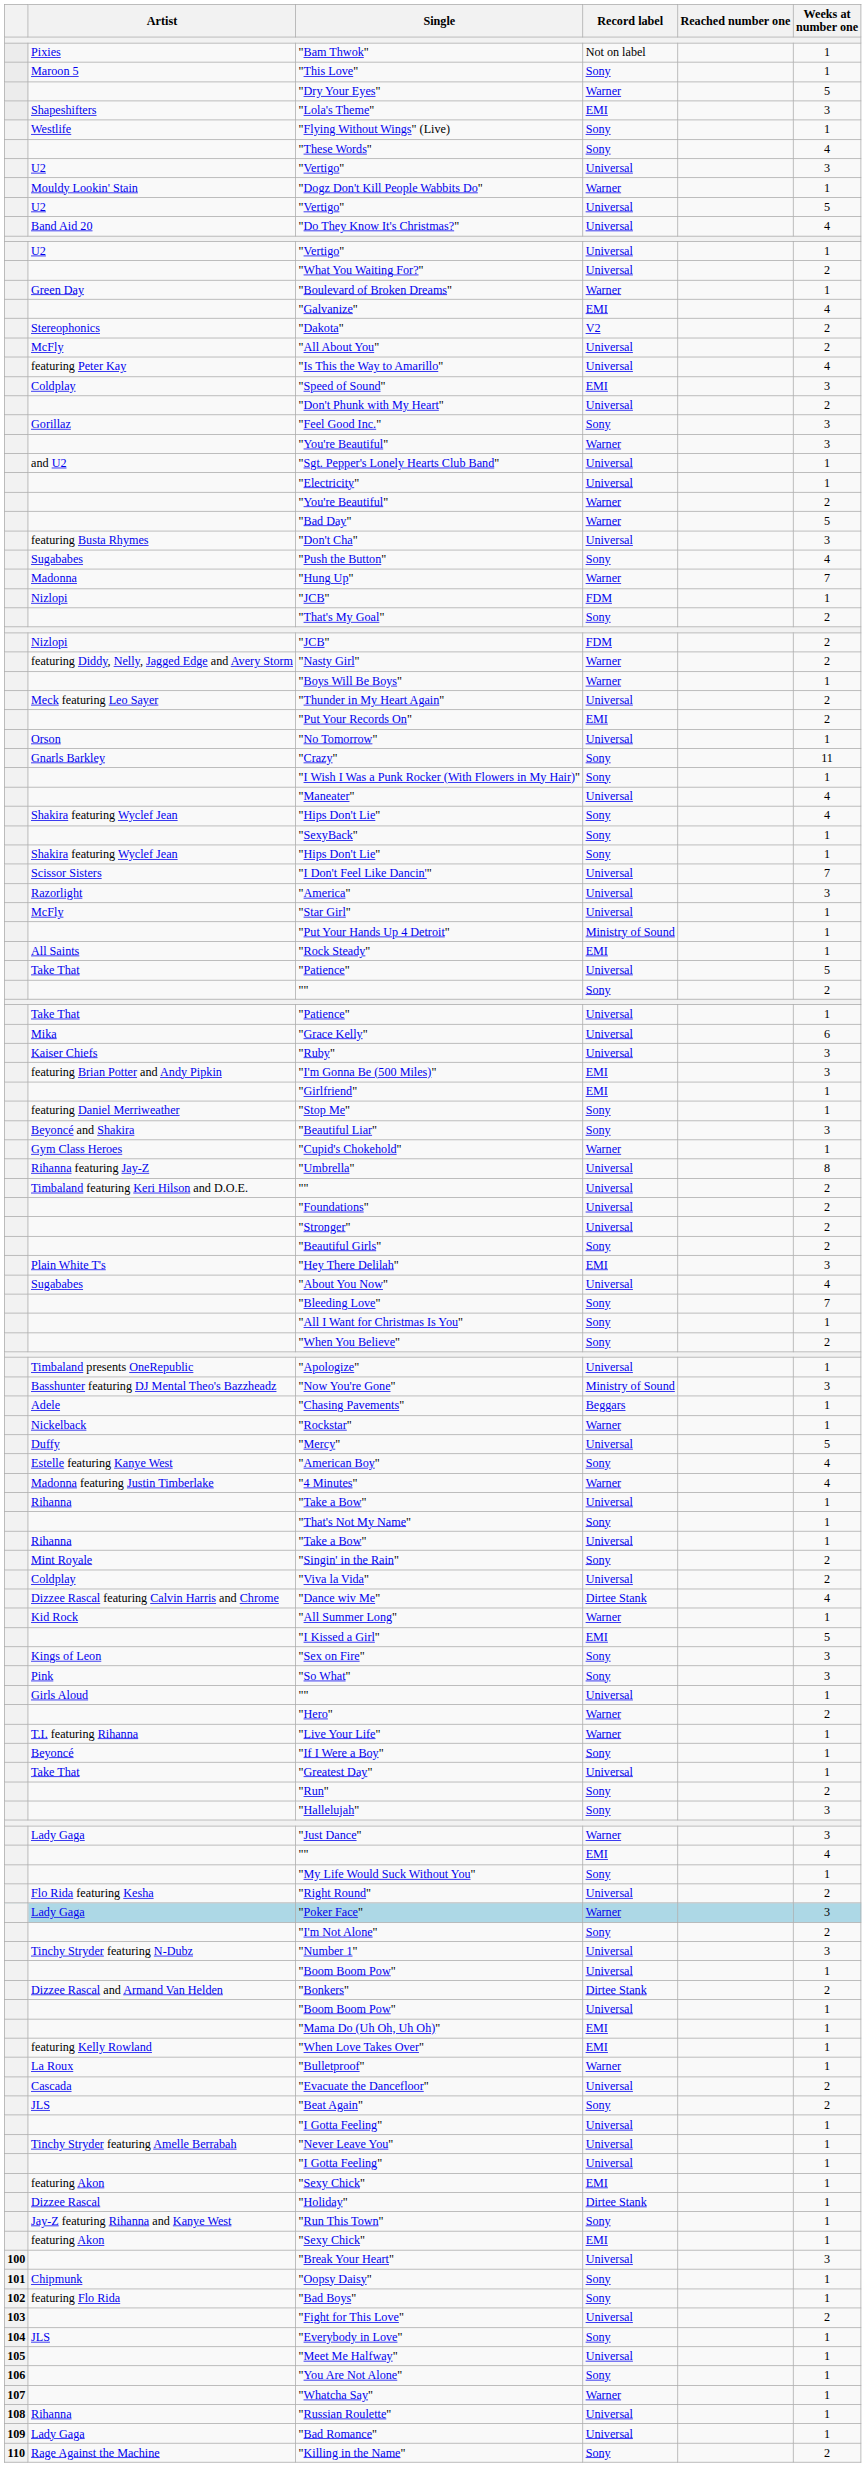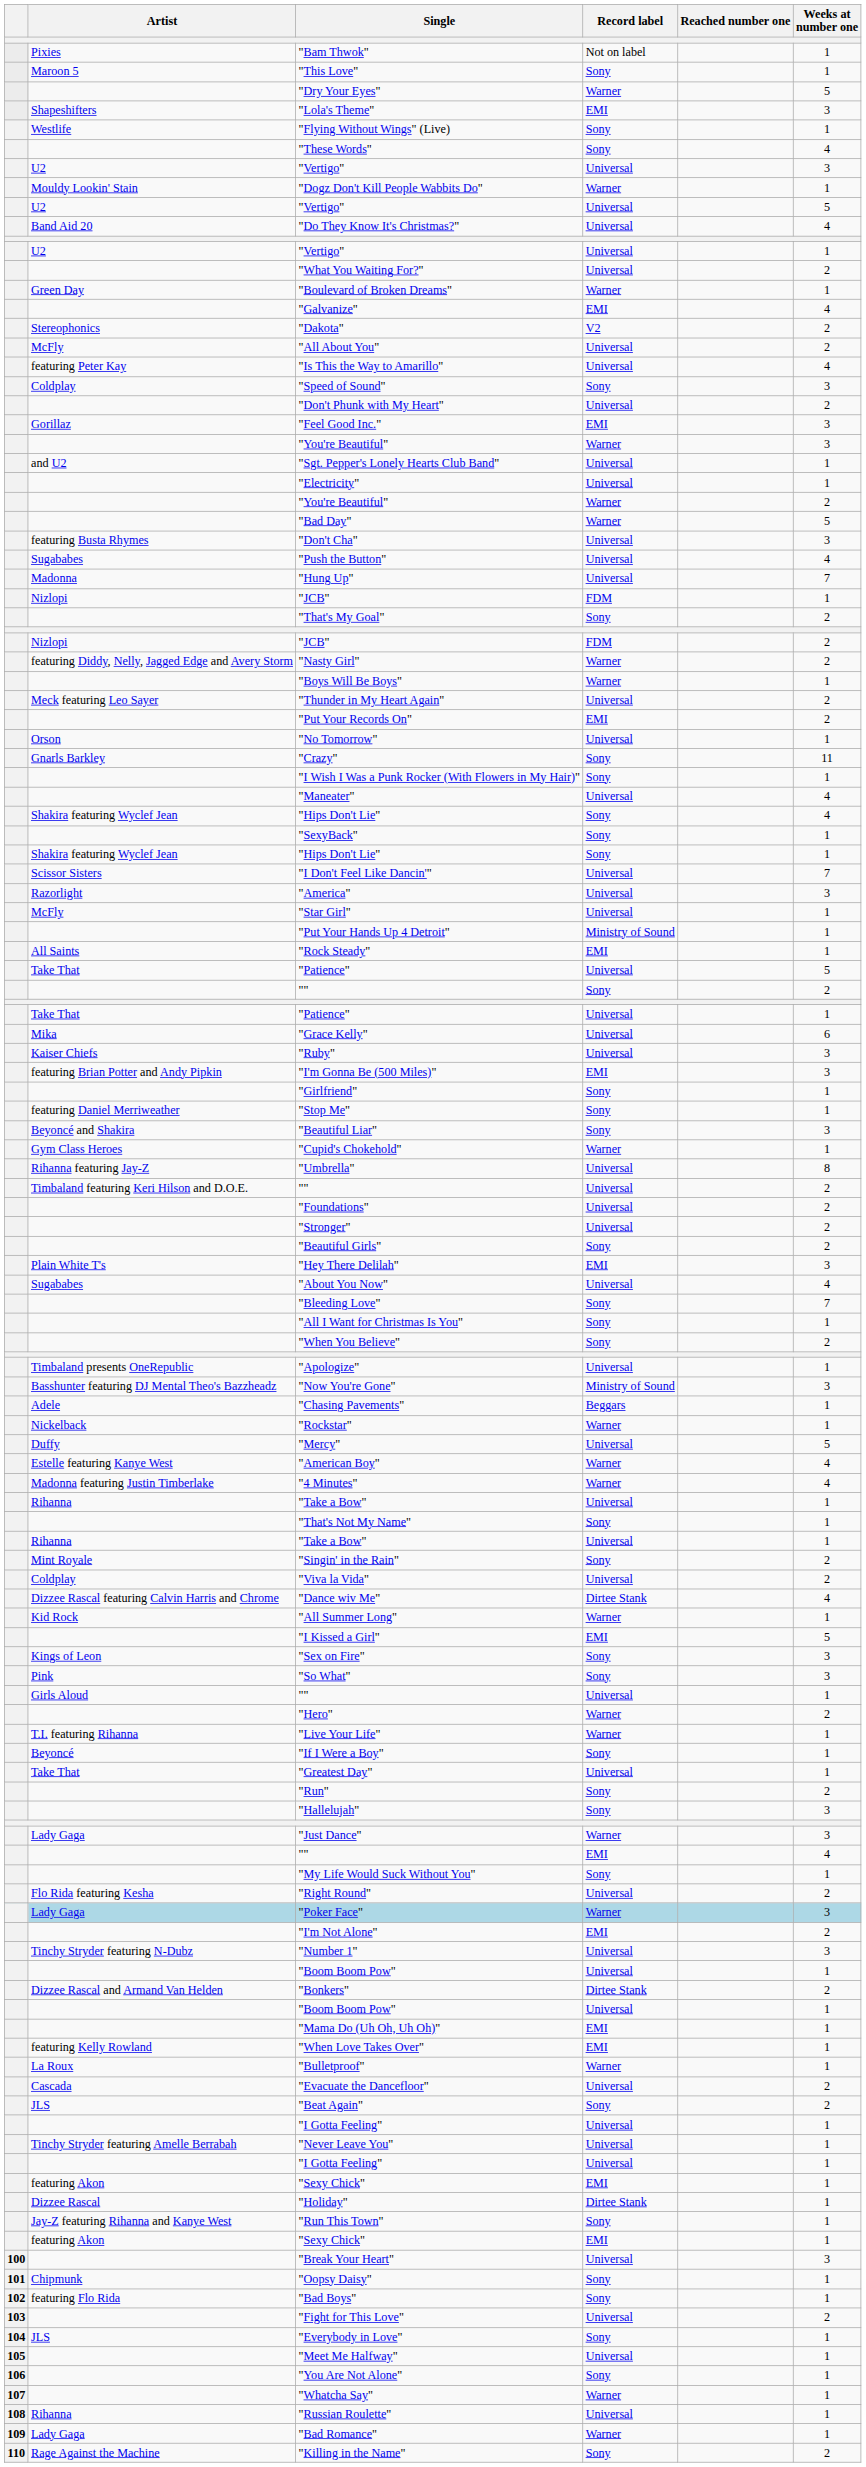(597, 386) EMI -> (598, 386) Sony
(598, 424) Sony -> (597, 424) EMI
(598, 559) Sony -> (609, 559) Universal
(603, 579) Warner -> (609, 579) Universal
(597, 1091) EMI -> (598, 1091) Sony
(598, 1463) Sony -> (603, 1463) Warner
(598, 1932) Sony -> (597, 1932) EMI
(609, 2433) Universal -> (603, 2433) Warner
